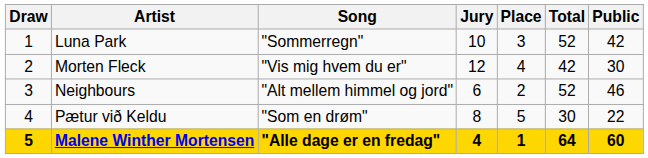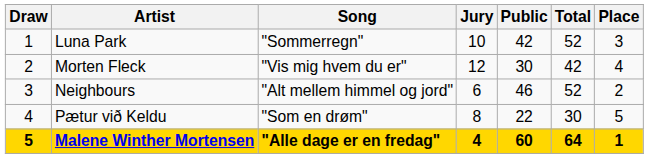columns swapped: (616, 16) <-> (521, 16)
